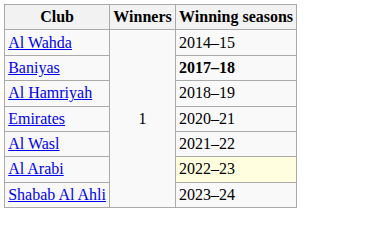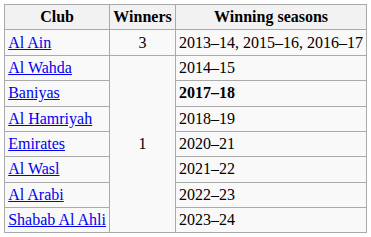+ row: (30, 42)
(207, 169) lightyellow background -> (207, 194) no background
